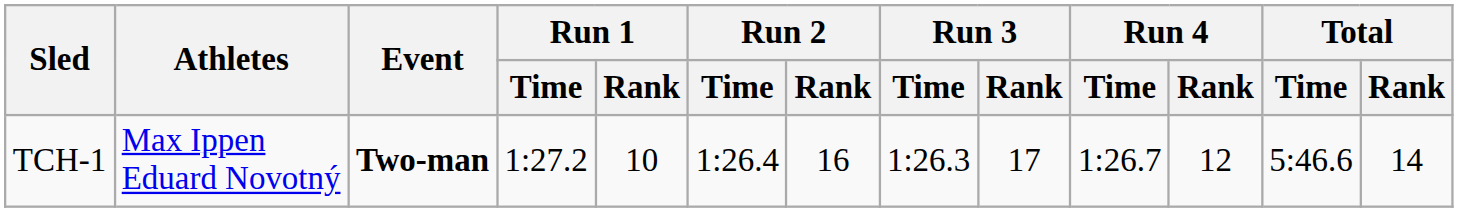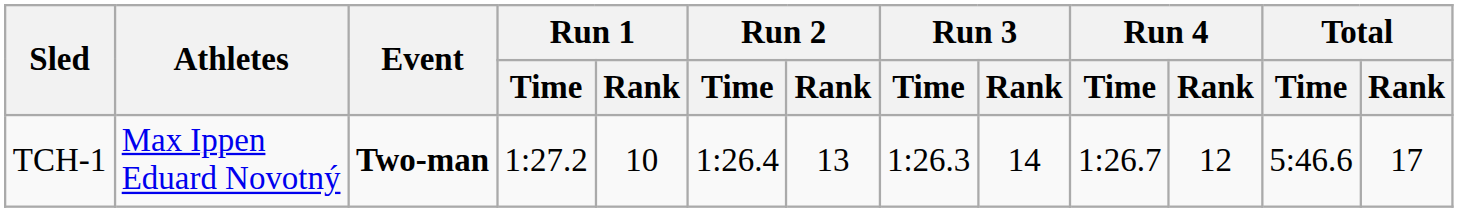(833, 160) 16 -> (833, 160) 13
(1024, 160) 17 -> (1024, 160) 14
(1407, 160) 14 -> (1407, 160) 17
